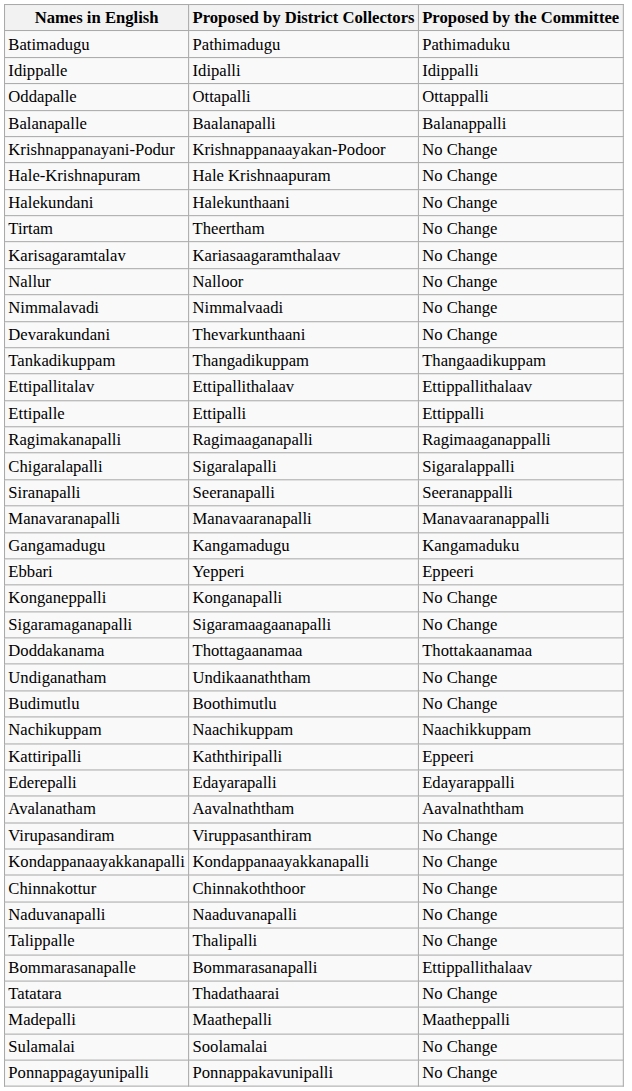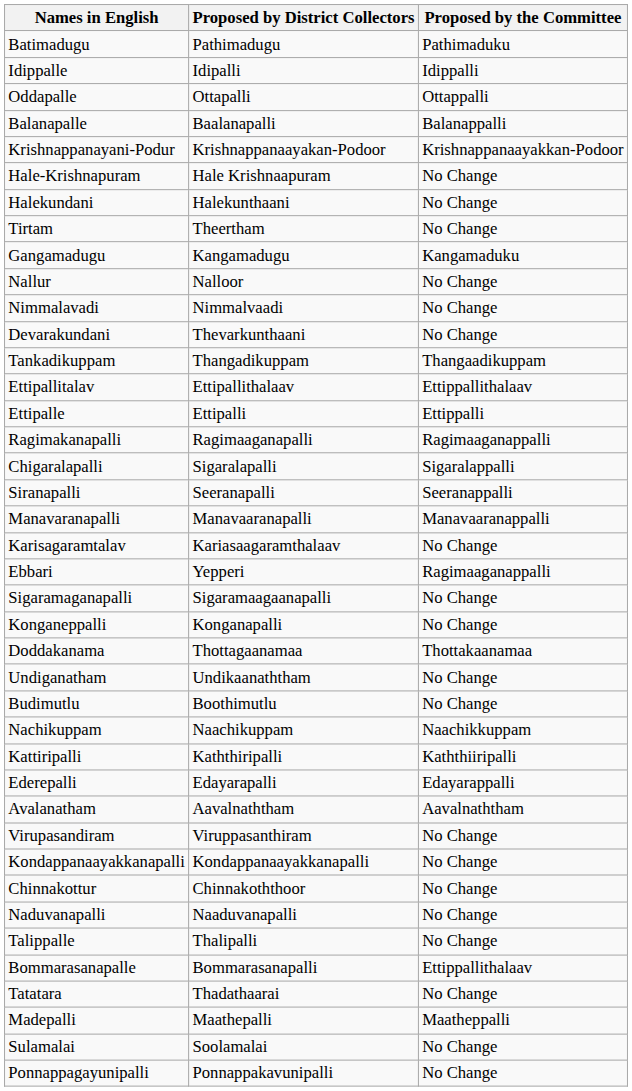(460, 149) No Change -> (523, 149) Krishnappanaayakkan-Podoor
rows swapped: (67, 255) <-> (57, 545)
(448, 571) Eppeeri -> (486, 571) Ragimaaganappalli
rows swapped: (57, 598) <-> (70, 624)
(448, 756) Eppeeri -> (469, 756) Kaththiiripalli
